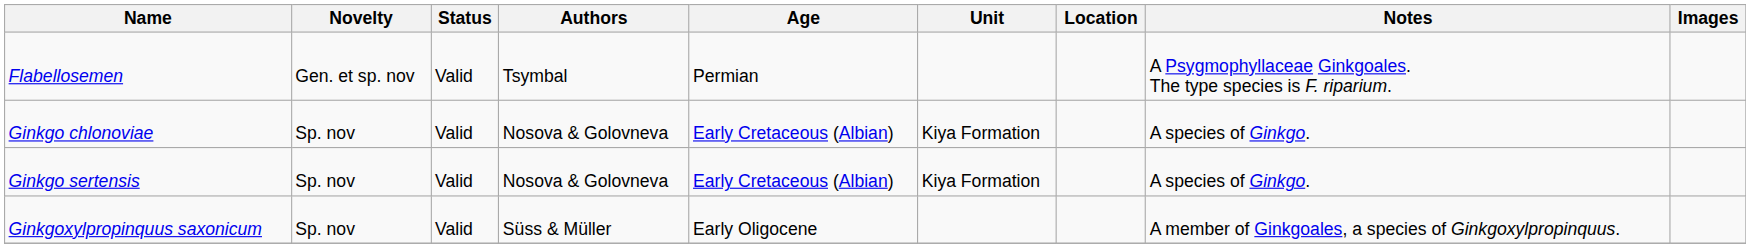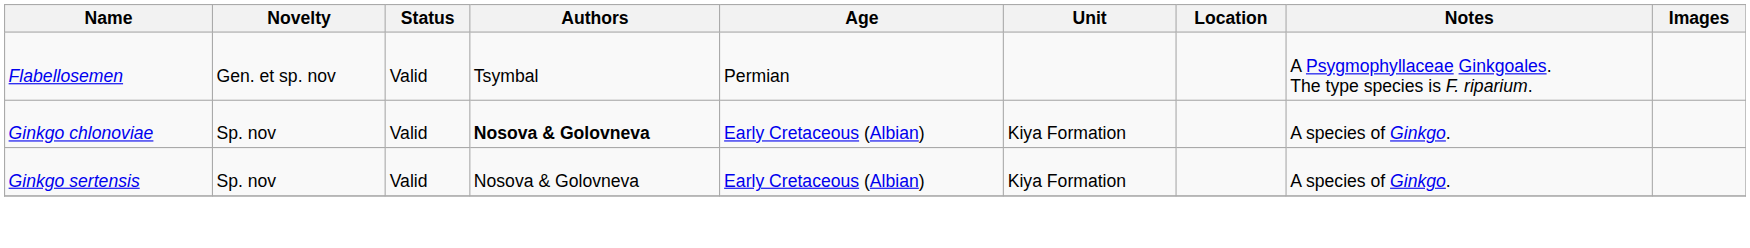(586, 133) normal -> (562, 133) bold
- row: (135, 229)
